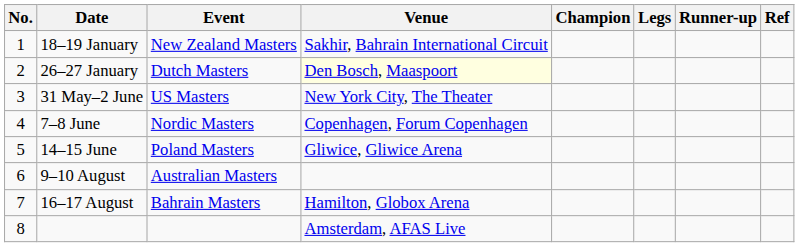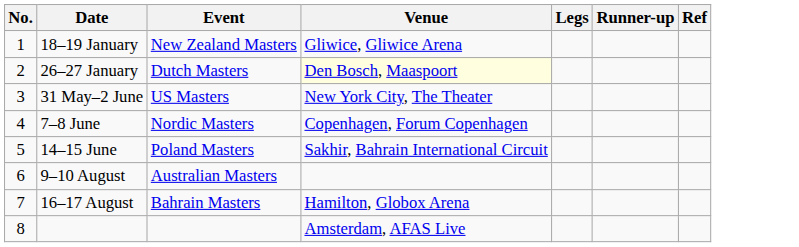- column: (593, 17)
(426, 44) Sakhir, Bahrain International Circuit -> (383, 44) Gliwice, Gliwice Arena
(383, 149) Gliwice, Gliwice Arena -> (426, 149) Sakhir, Bahrain International Circuit
